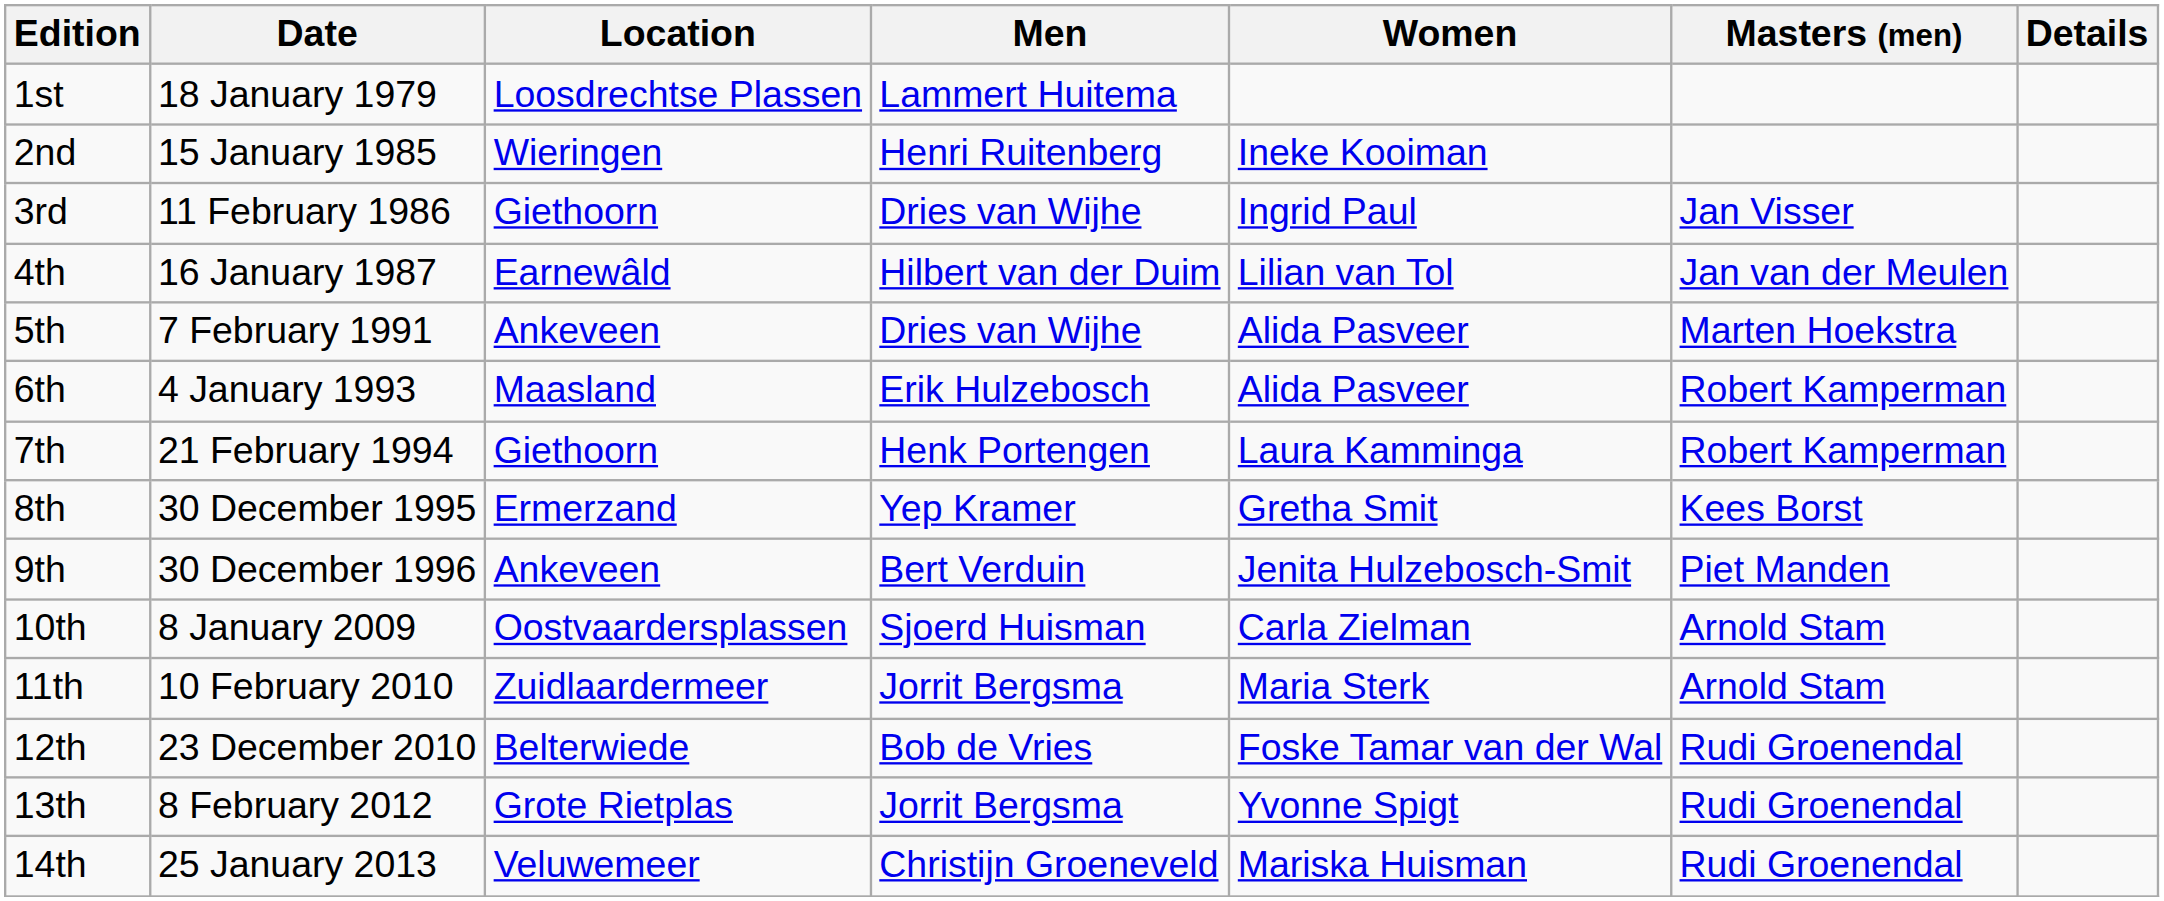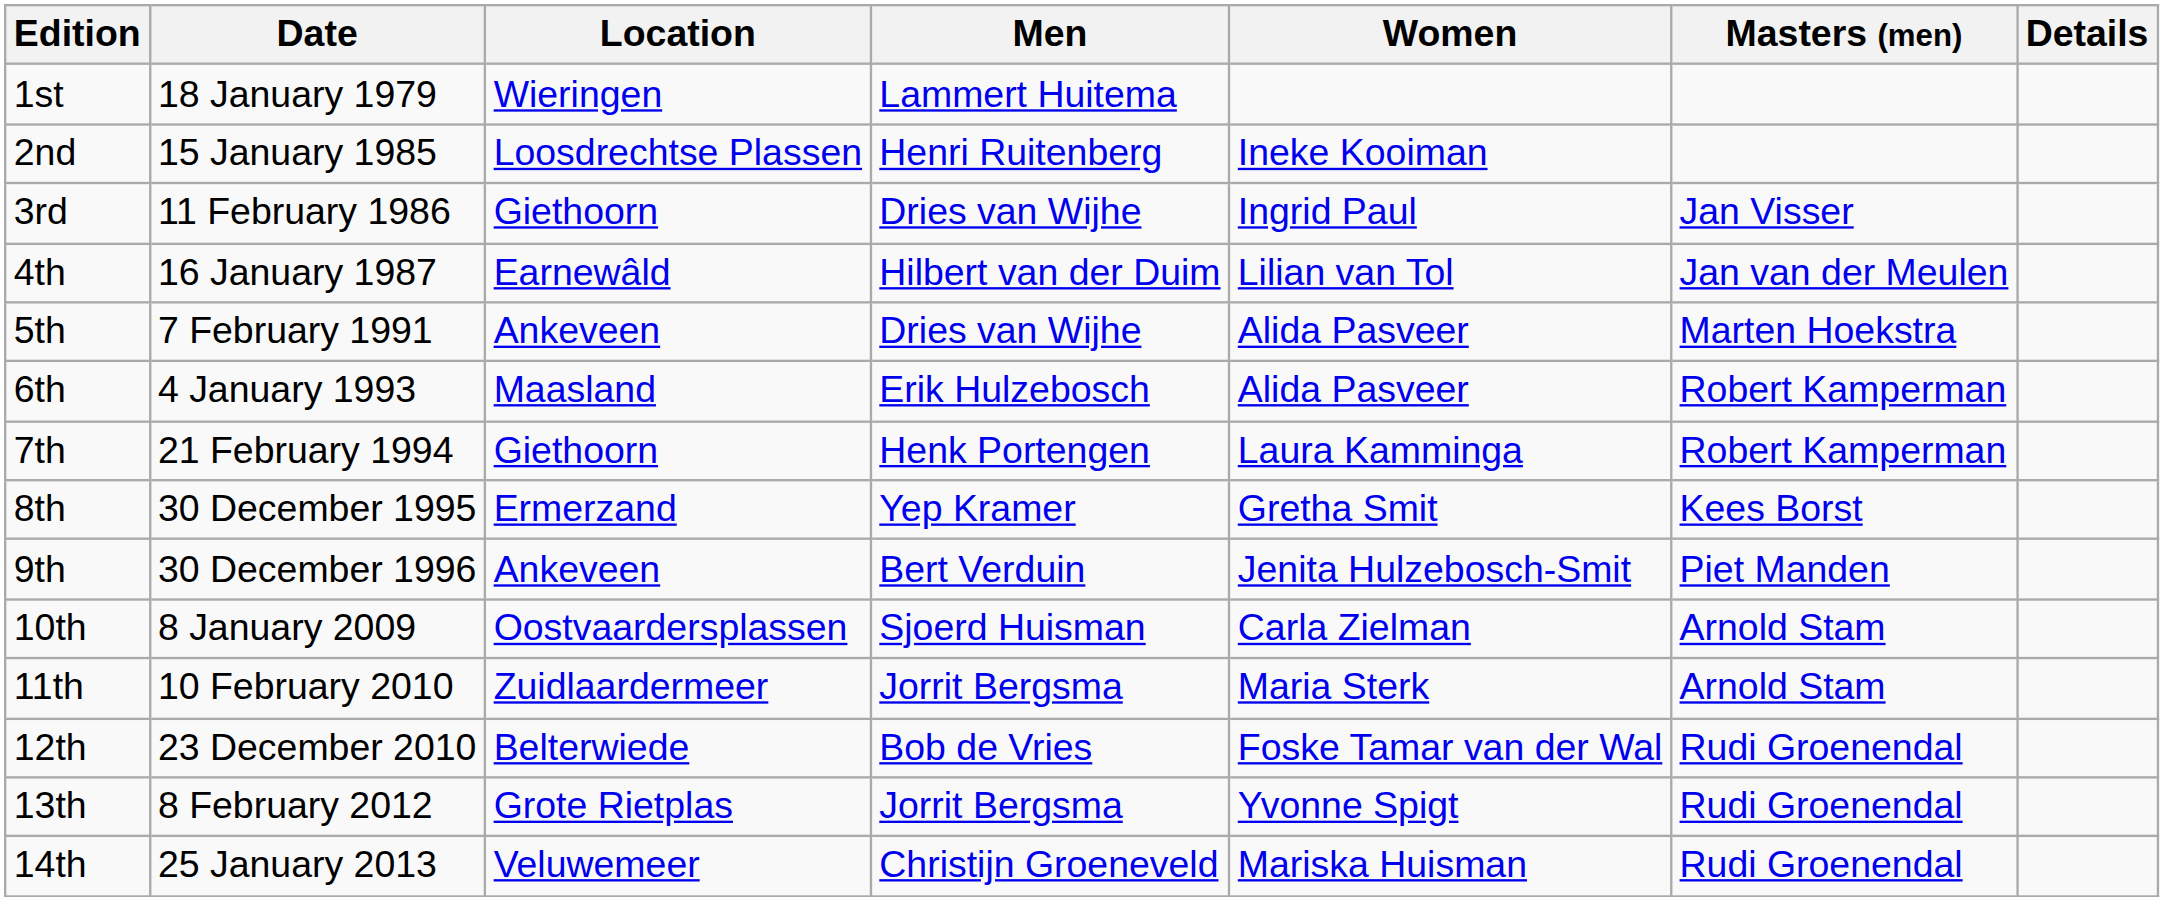(678, 93) Loosdrechtse Plassen -> (578, 93) Wieringen
(578, 152) Wieringen -> (678, 152) Loosdrechtse Plassen
